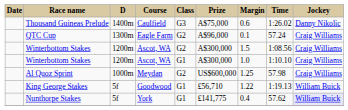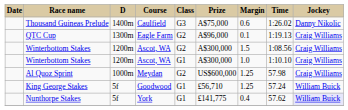(277, 35) 57.24 -> (280, 35) 1:19.13
(247, 86) 1.22 -> (247, 86) 1.25
(280, 86) 1:19.13 -> (277, 86) 57.24
